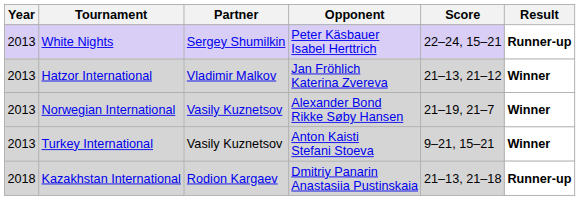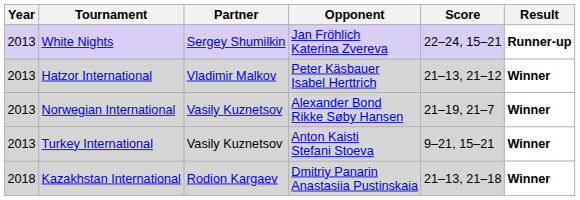(335, 42) Peter Käsbauer Isabel Herttrich -> (340, 42) Jan Fröhlich Katerina Zvereva
(340, 76) Jan Fröhlich Katerina Zvereva -> (335, 76) Peter Käsbauer Isabel Herttrich
(539, 178) Runner-up -> (529, 178) Winner
